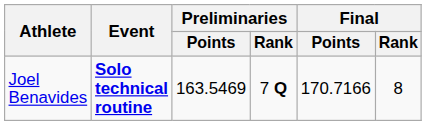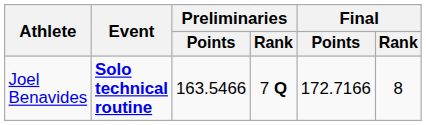(211, 89) 163.5469 -> (211, 89) 163.5466
(336, 89) 170.7166 -> (336, 89) 172.7166
